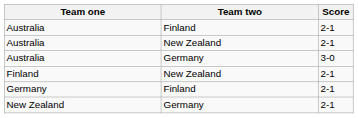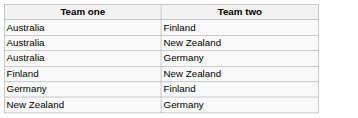- column: (336, 12)
